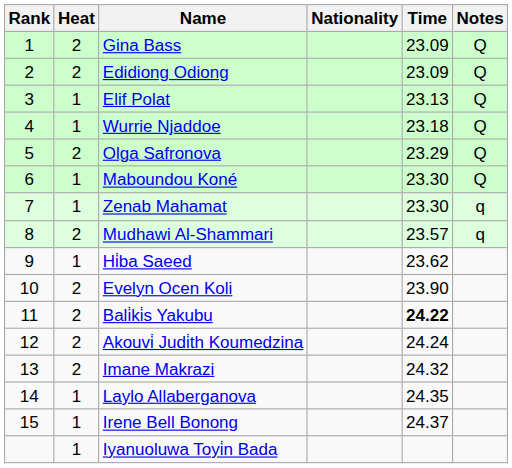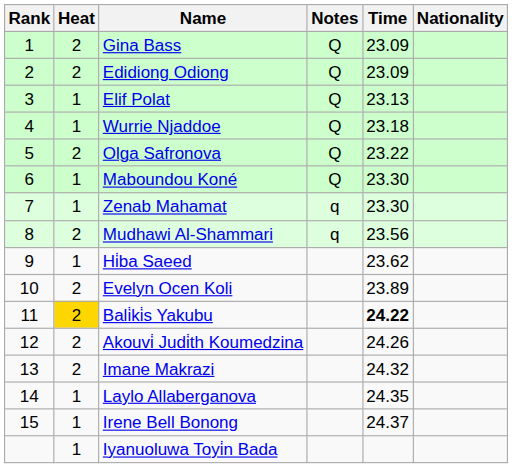columns swapped: (355, 18) <-> (480, 18)
(427, 153) 23.29 -> (388, 153) 23.22
(427, 234) 23.57 -> (388, 234) 23.56
(427, 288) 23.90 -> (388, 288) 23.89
(76, 315) no background -> (76, 315) gold background
(427, 342) 24.24 -> (388, 342) 24.26
